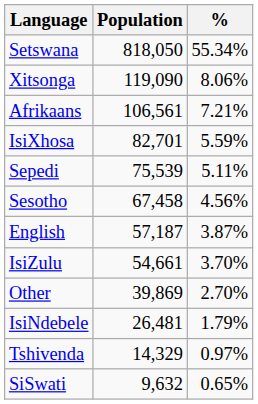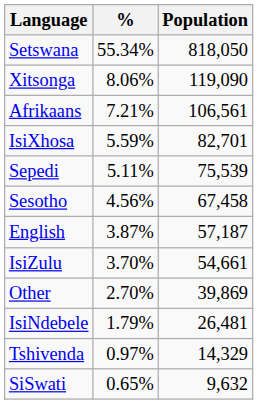columns swapped: (140, 19) <-> (220, 19)
